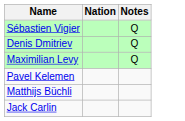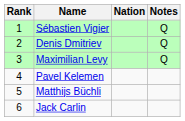+ column: (19, 12)
